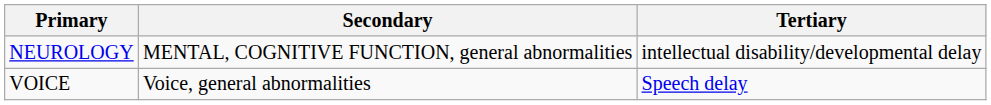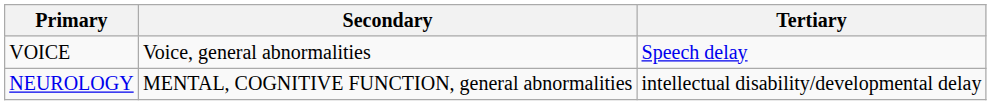rows swapped: (71, 52) <-> (40, 83)
